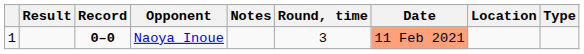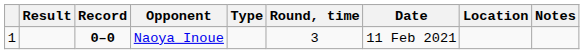columns swapped: (560, 16) <-> (251, 16)
(420, 38) lightsalmon background -> (411, 38) no background
